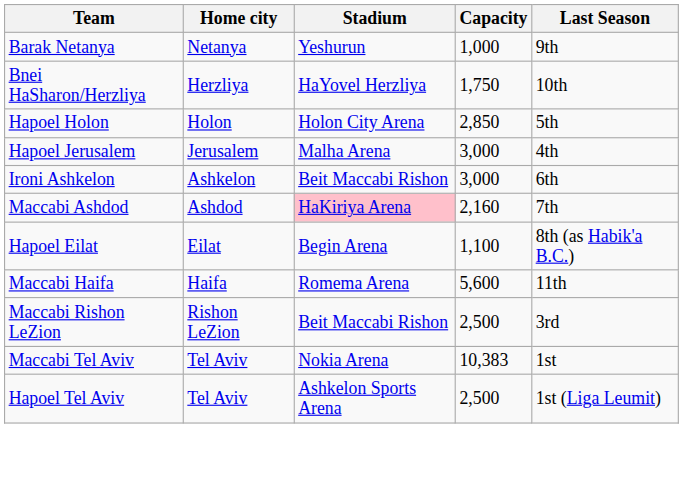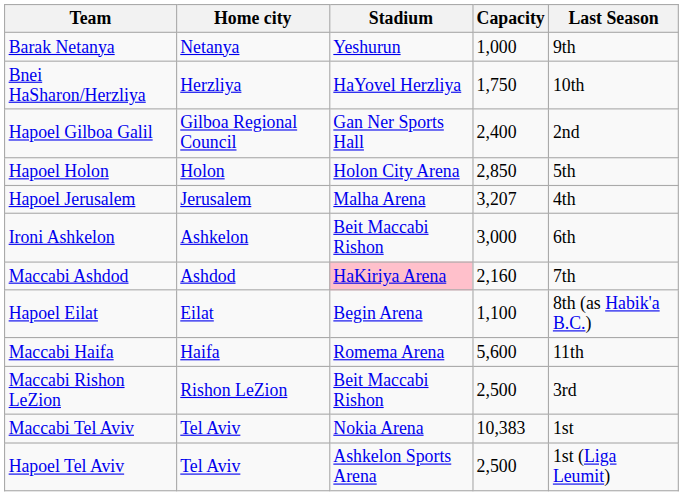+ row: (81, 133)
(479, 151) 3,000 -> (497, 199) 3,207
